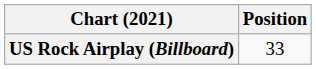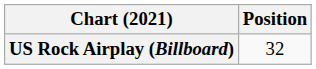(275, 49) 33 -> (275, 49) 32
